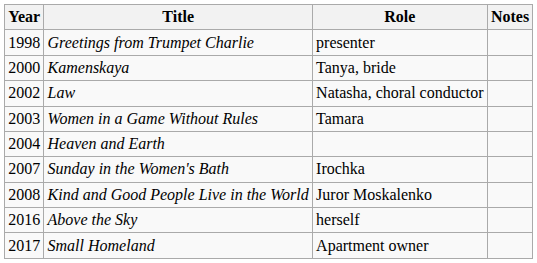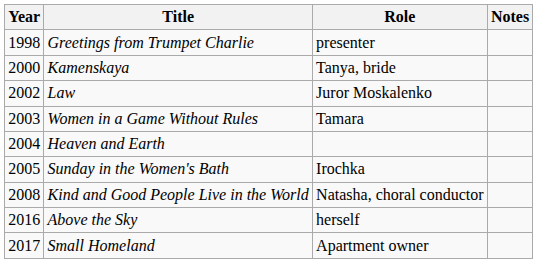(400, 93) Natasha, choral conductor -> (374, 93) Juror Moskalenko
(24, 169) 2007 -> (24, 169) 2005
(374, 194) Juror Moskalenko -> (400, 194) Natasha, choral conductor
